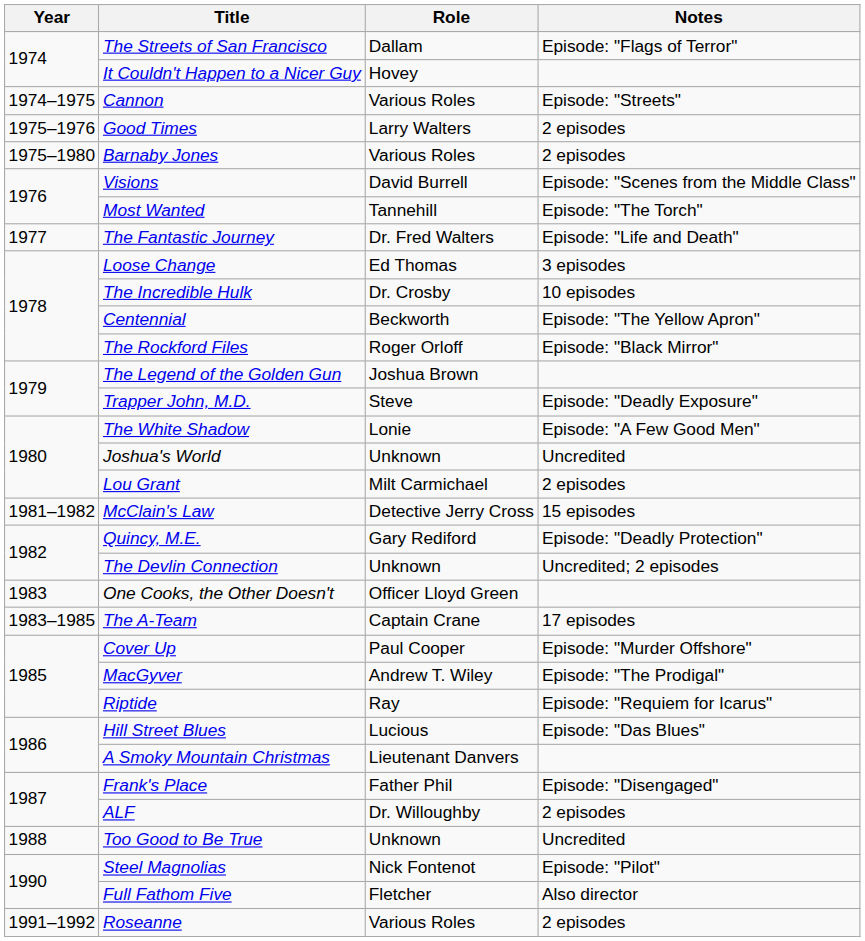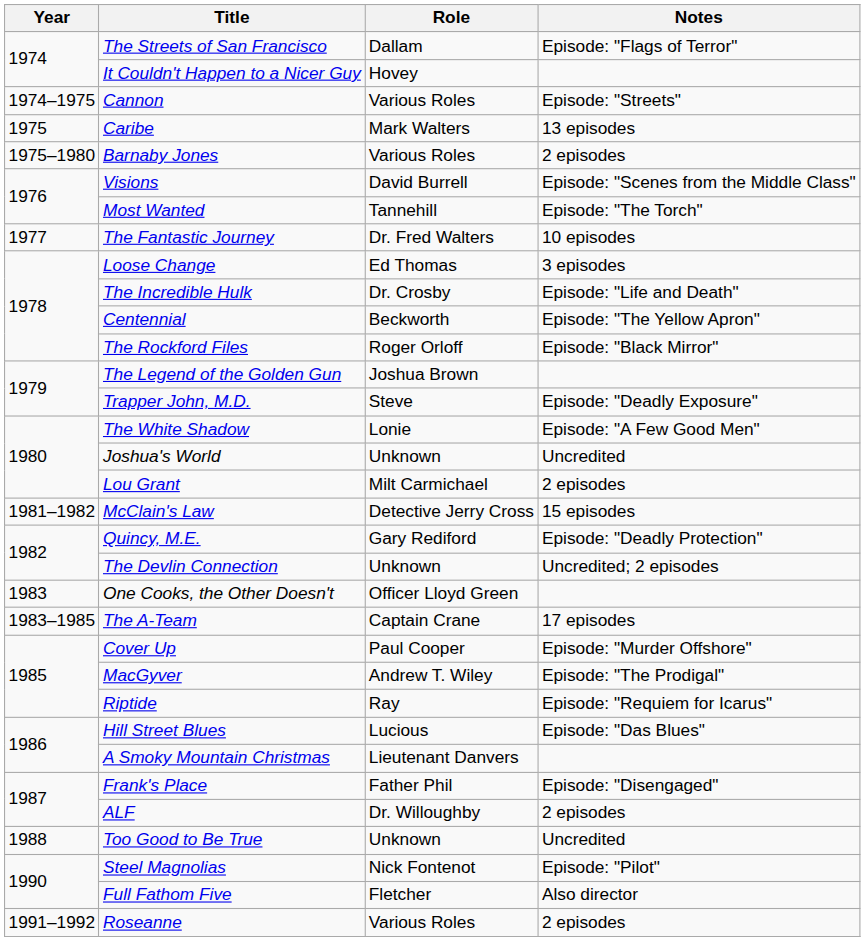+ row: (128, 127)
- row: (150, 127)
(640, 237) Episode: "Life and Death" -> (589, 237) 10 episodes
(589, 292) 10 episodes -> (640, 292) Episode: "Life and Death"
